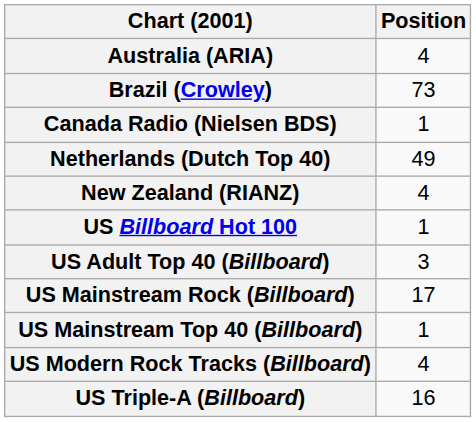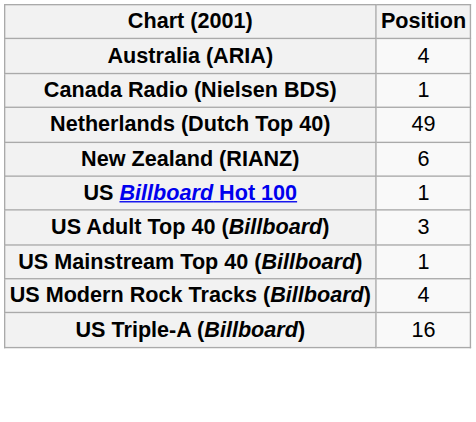- row: (190, 90)
(423, 192) 4 -> (423, 158) 6
- row: (190, 295)
